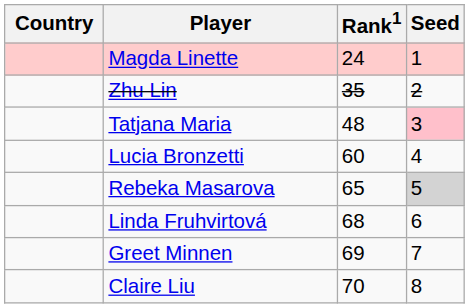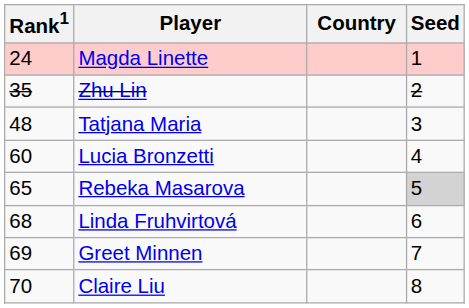columns swapped: (54, 23) <-> (372, 23)
(417, 123) pink background -> (417, 123) no background
